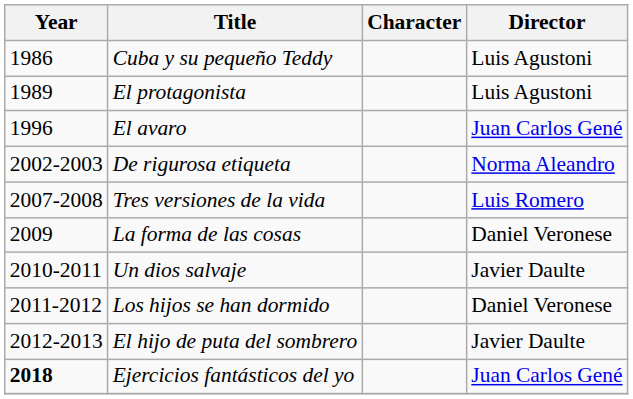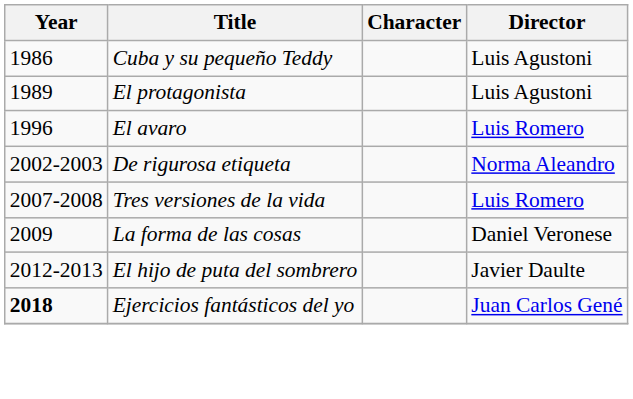(547, 128) Juan Carlos Gené -> (528, 128) Luis Romero
- row: (179, 270)
- row: (221, 305)
